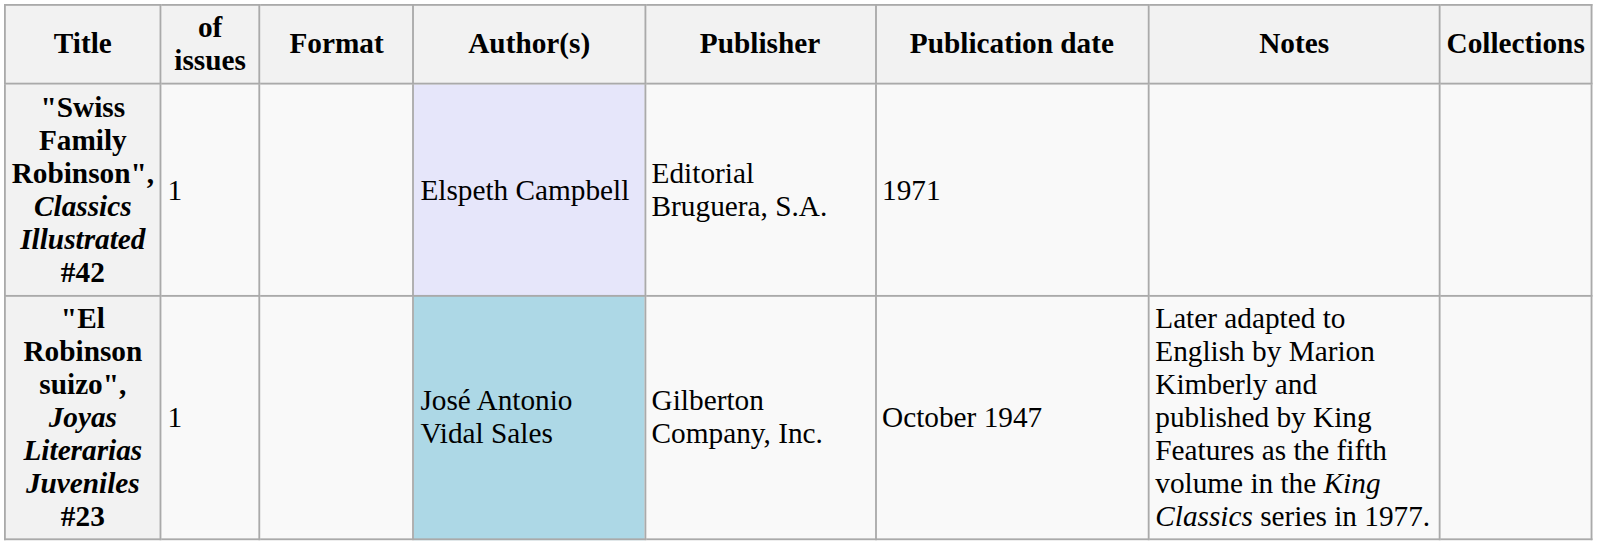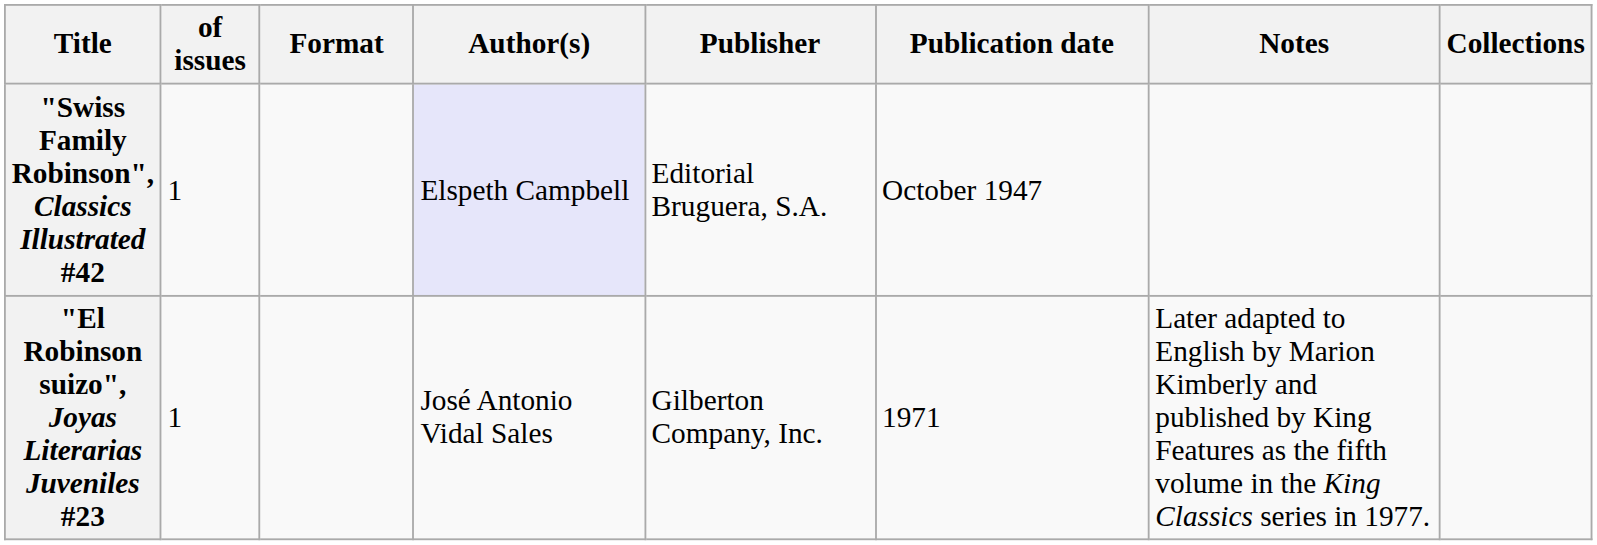(911, 189) 1971 -> (962, 189) October 1947
(496, 417) lightblue background -> (496, 417) no background
(962, 417) October 1947 -> (911, 417) 1971
